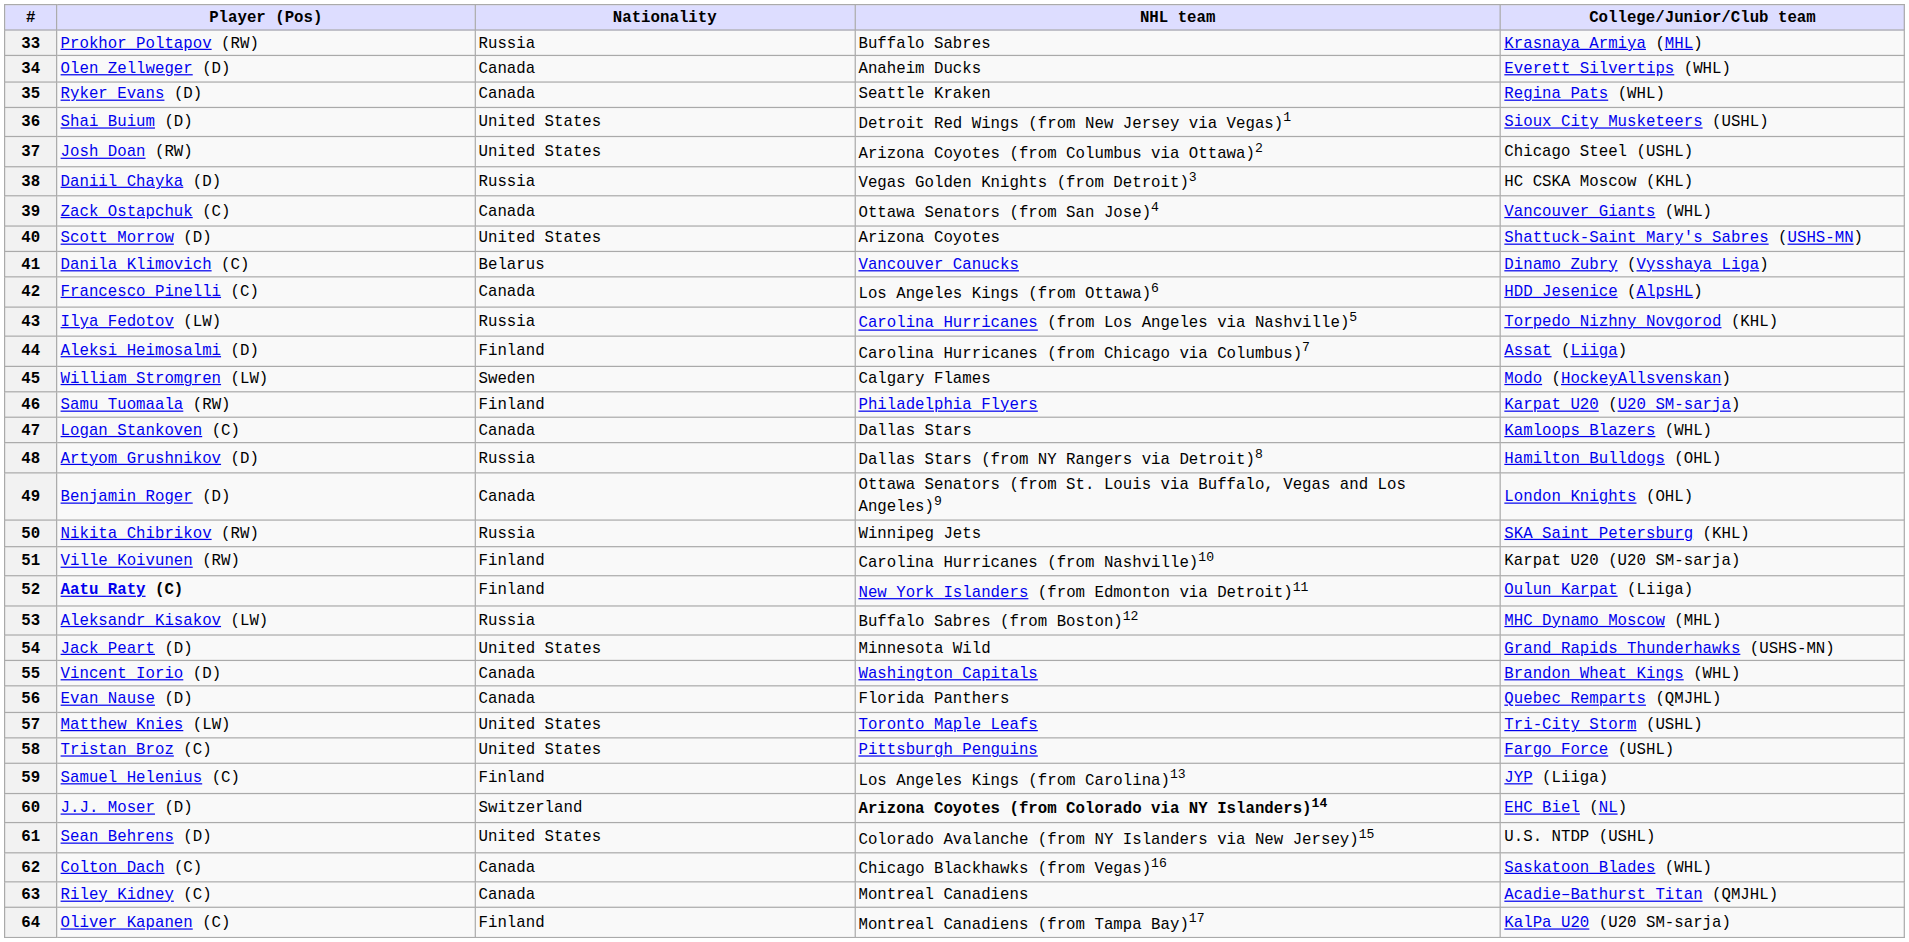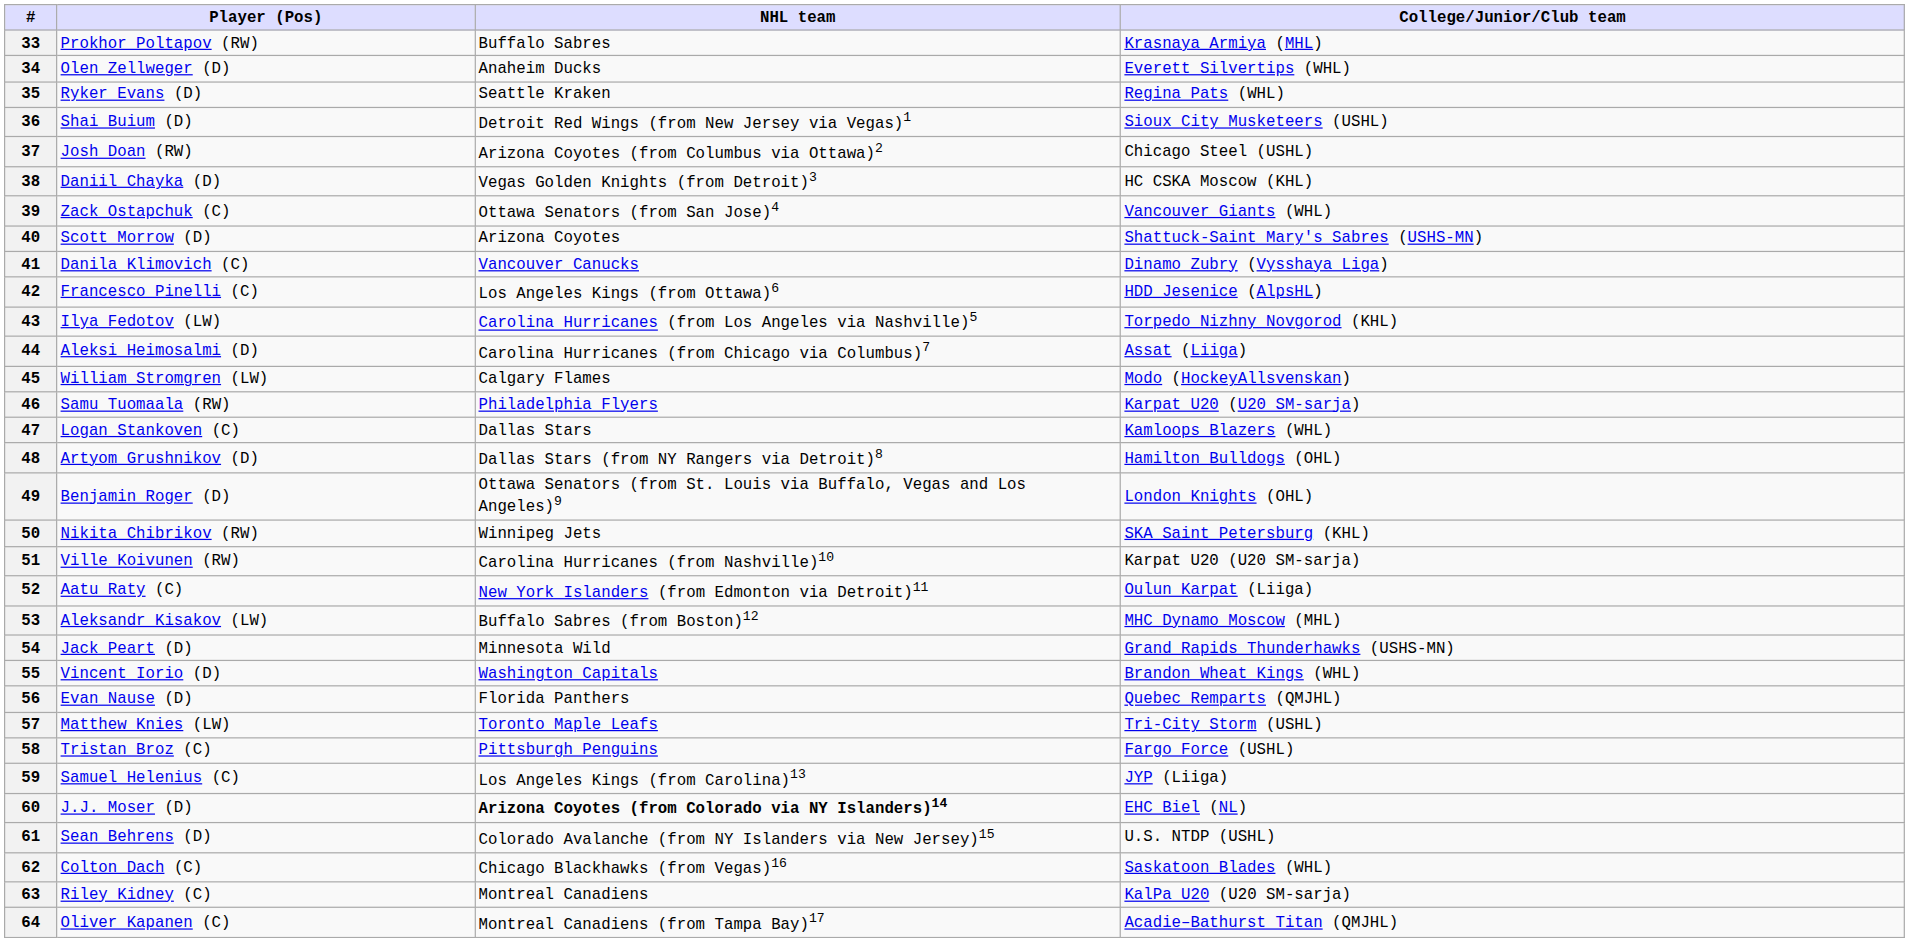- column: (665, 17)
(122, 591) bold -> (122, 591) normal
(1641, 895) Acadie–Bathurst Titan (QMJHL) -> (1238, 895) KalPa U20 (U20 SM-sarja)
(1618, 922) KalPa U20 (U20 SM-sarja) -> (1261, 922) Acadie–Bathurst Titan (QMJHL)
